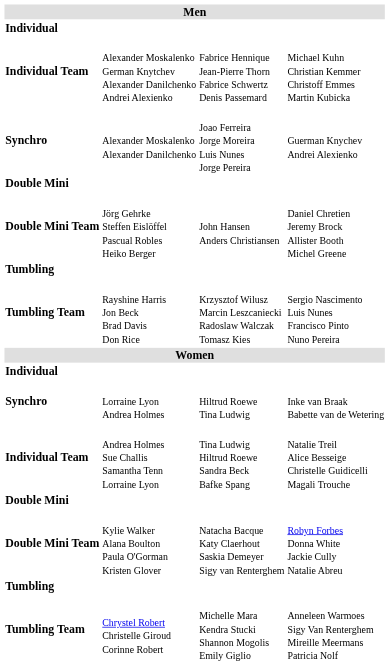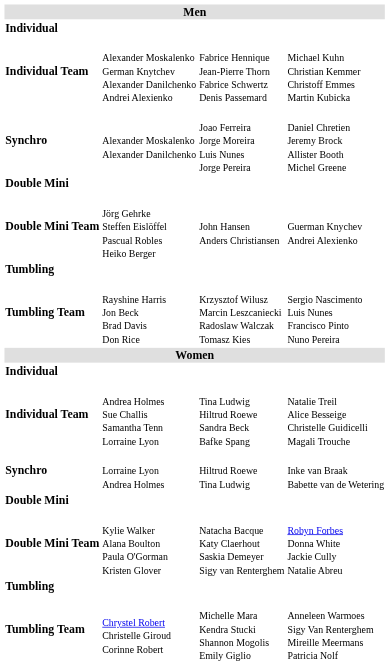(325, 148) Guerman Knychev Andrei Alexienko -> (319, 148) Daniel Chretien Jeremy Brock Allister Booth Michel Greene
(319, 234) Daniel Chretien Jeremy Brock Allister Booth Michel Greene -> (325, 234) Guerman Knychev Andrei Alexienko
rows swapped: (47, 457) <-> (26, 401)
